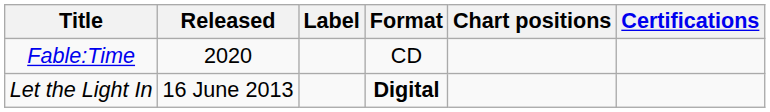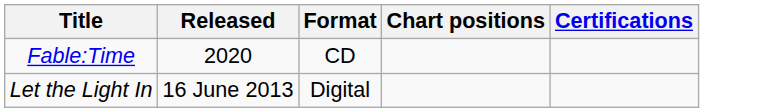- column: (332, 21)
(406, 90) bold -> (340, 90) normal
